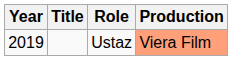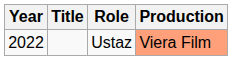(26, 42) 2019 -> (26, 42) 2022
